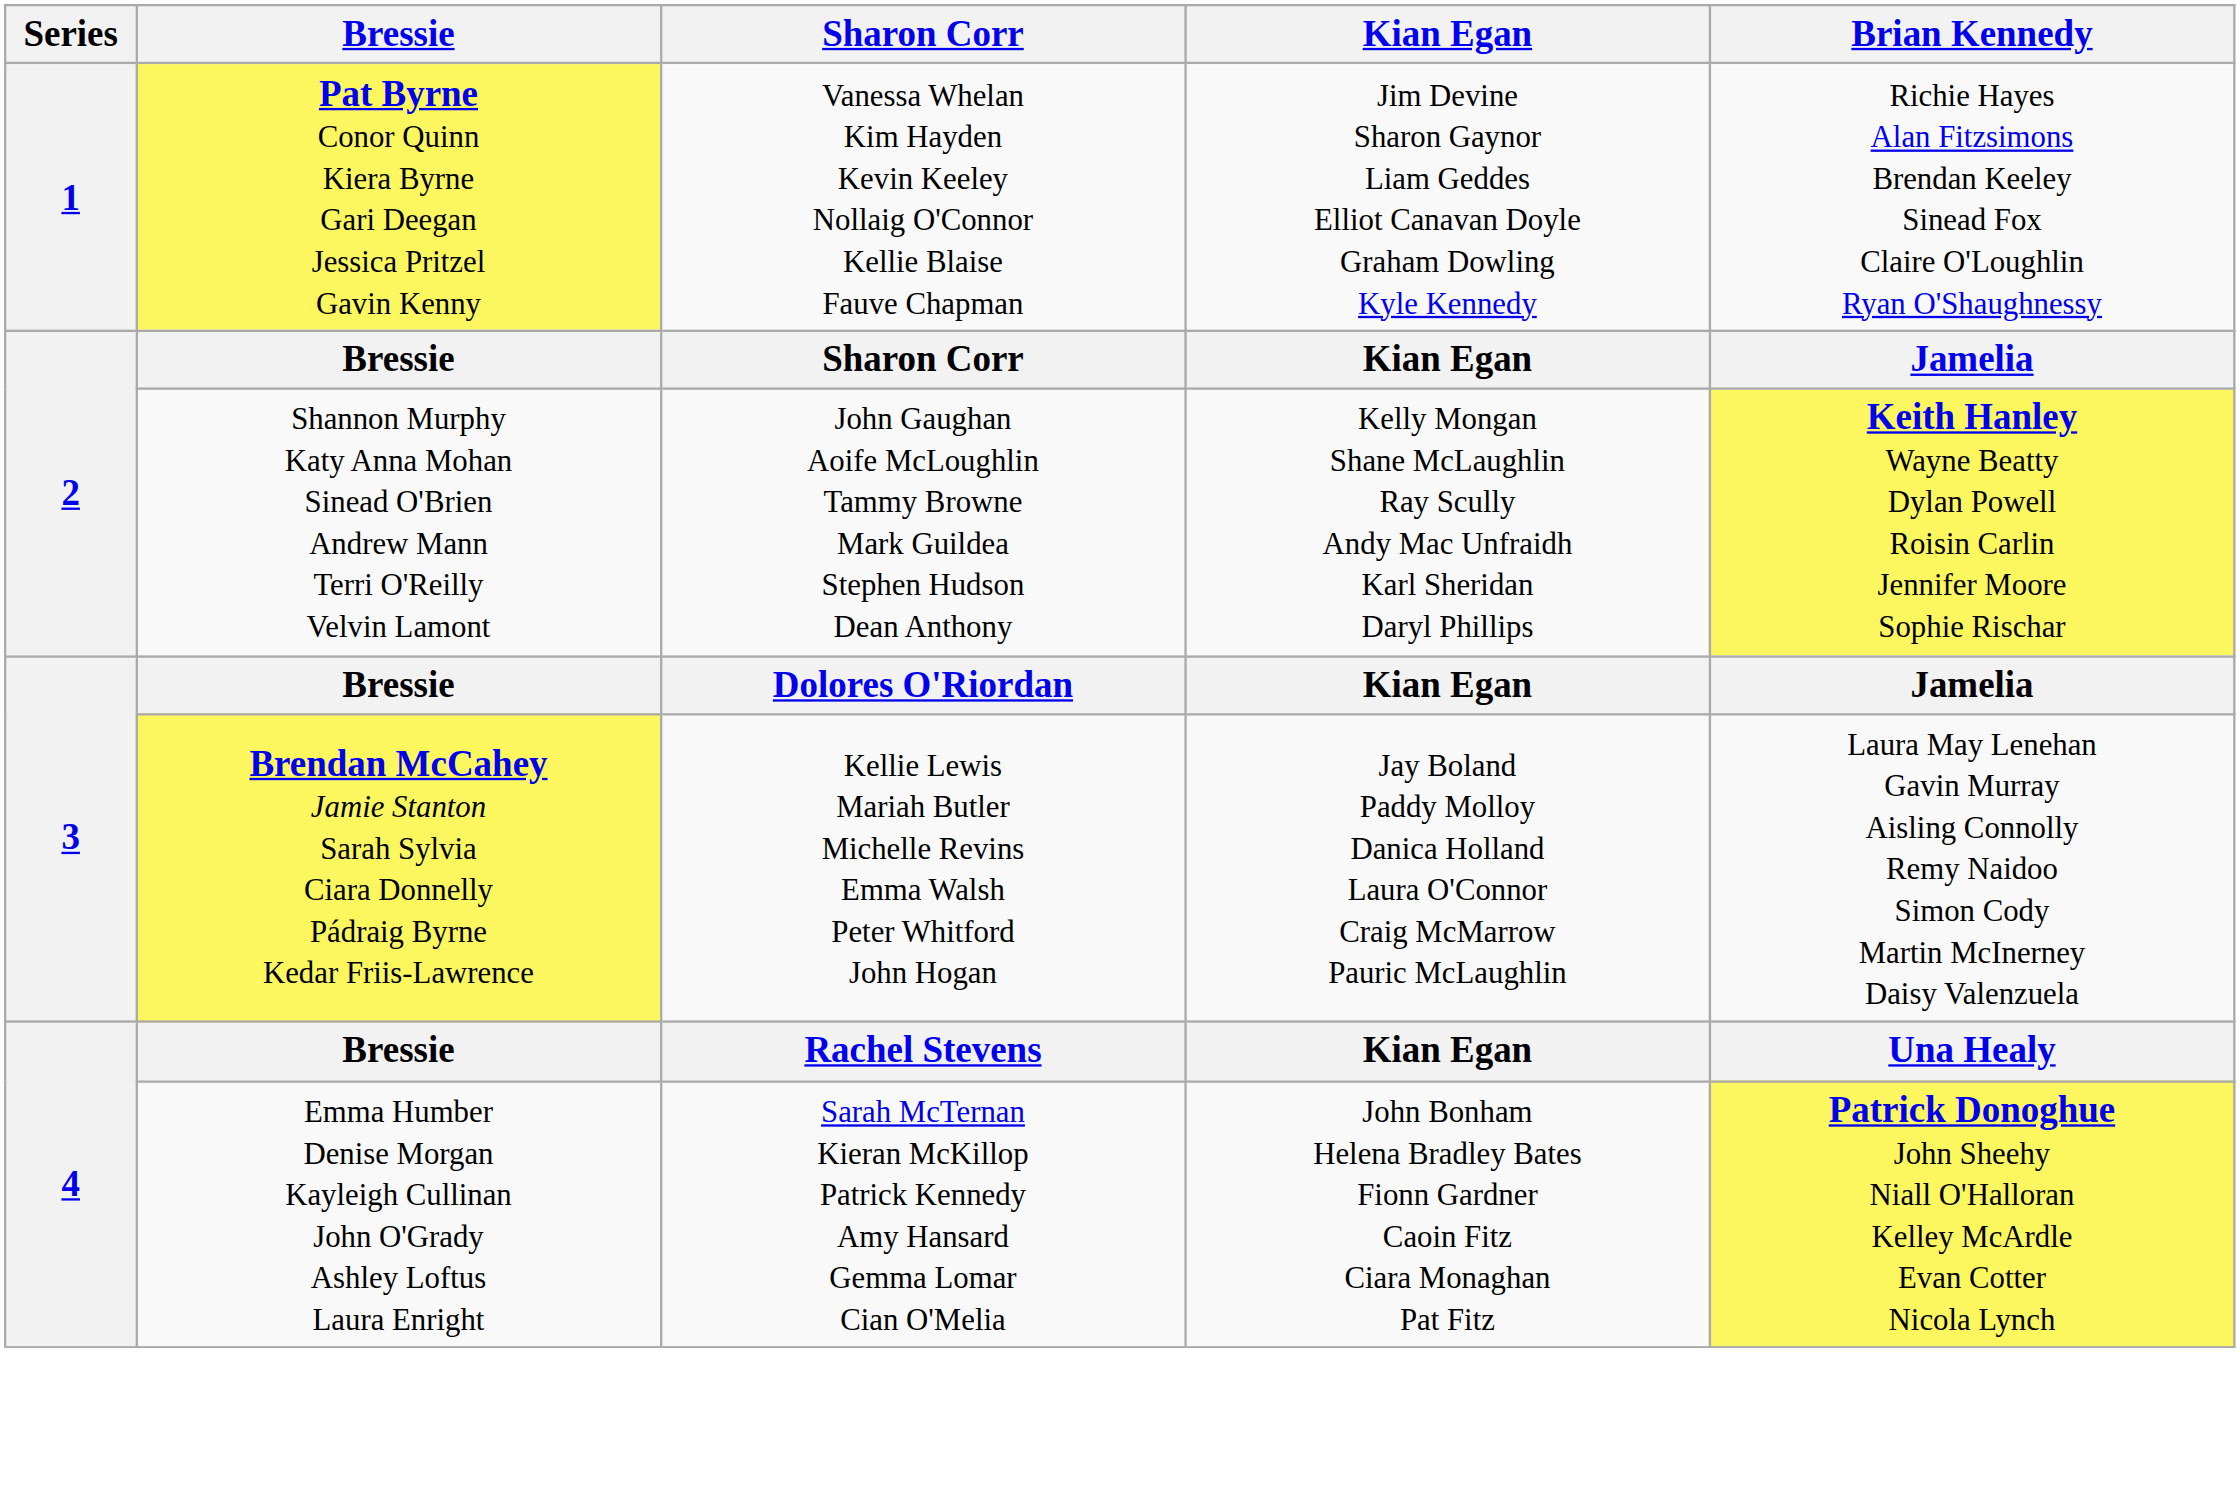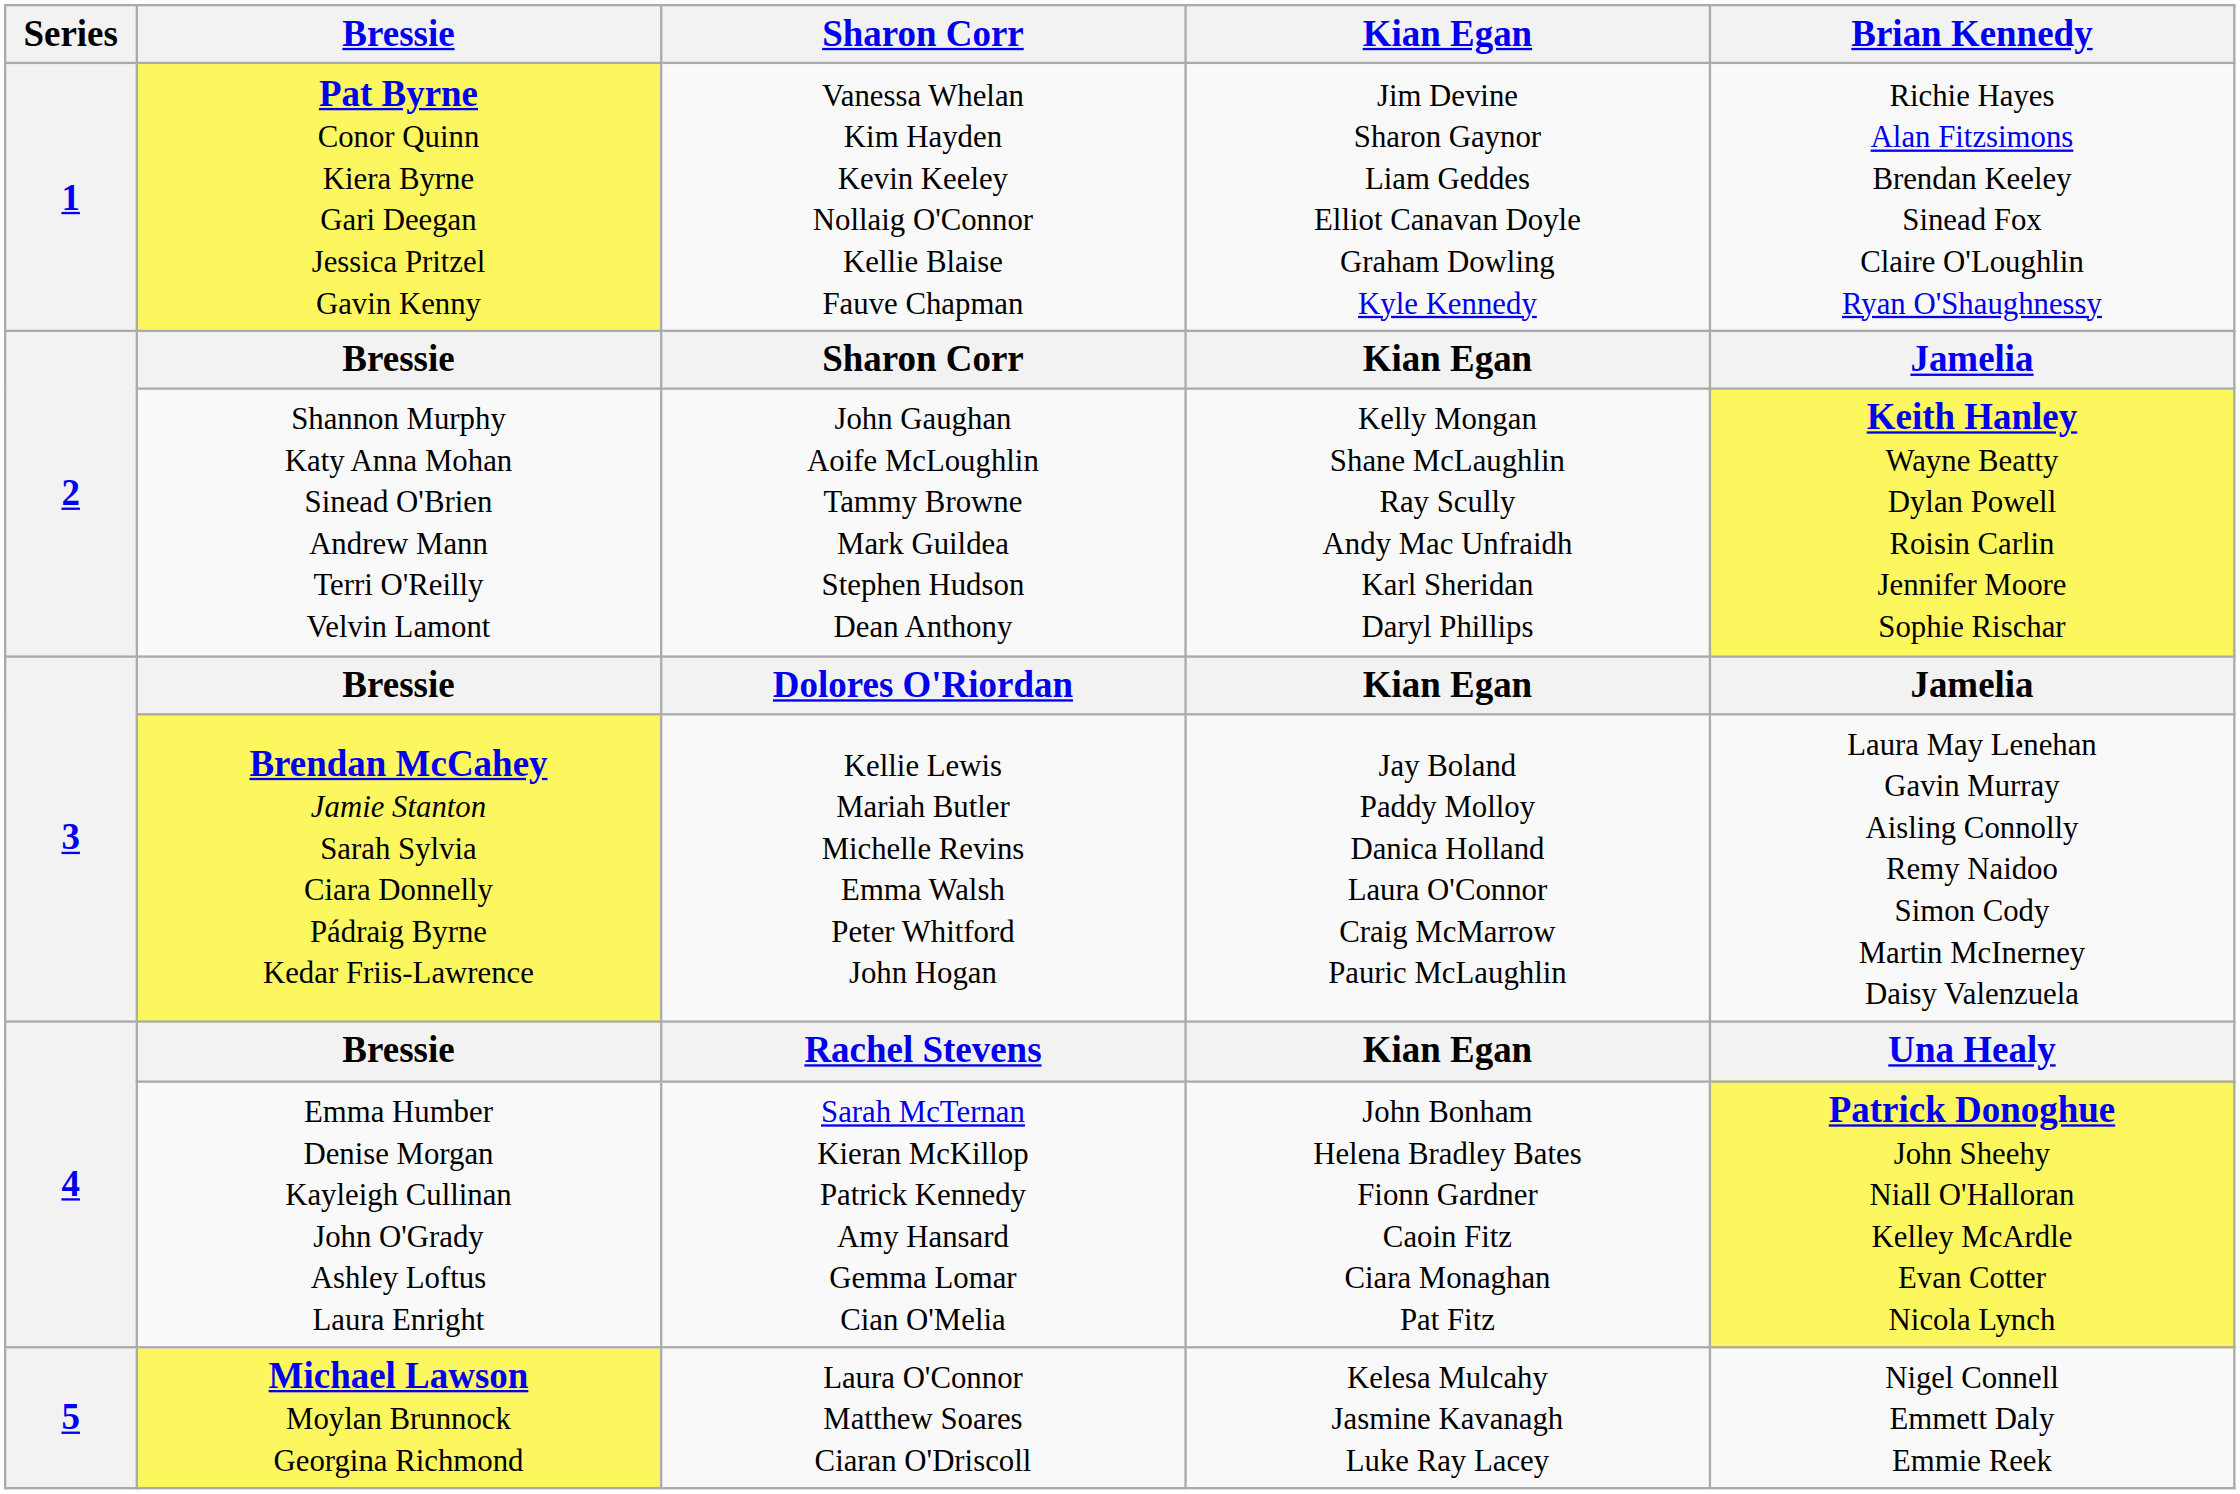+ row: (71, 1417)
